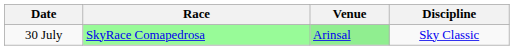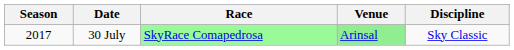+ column: (39, 14)
